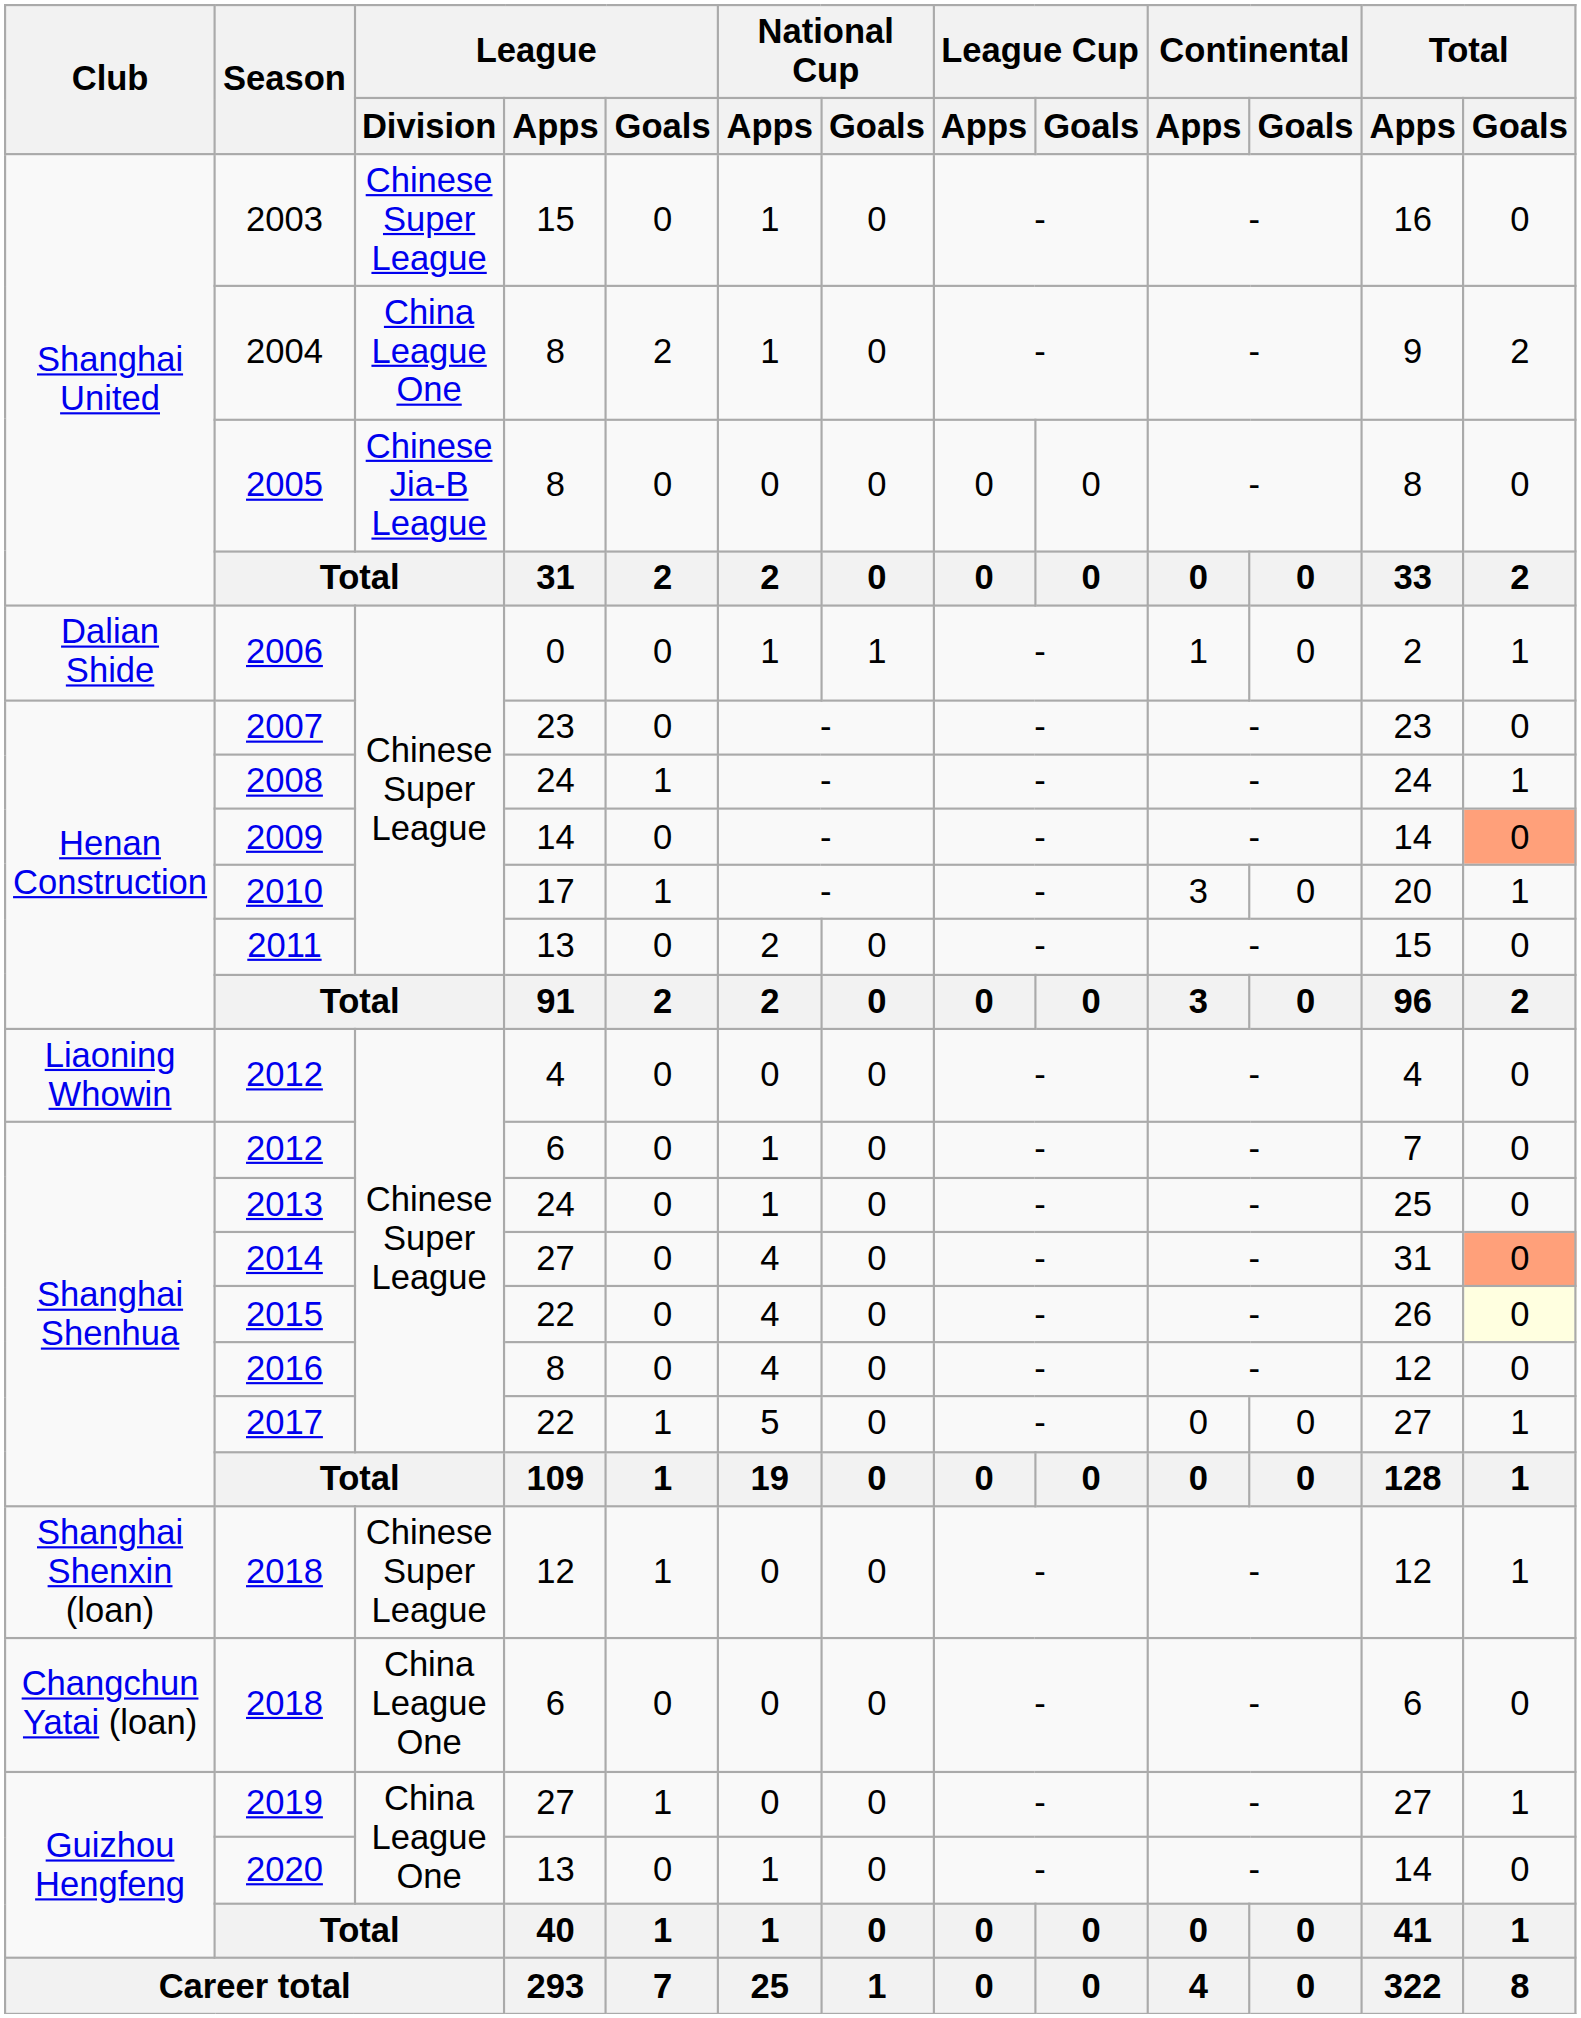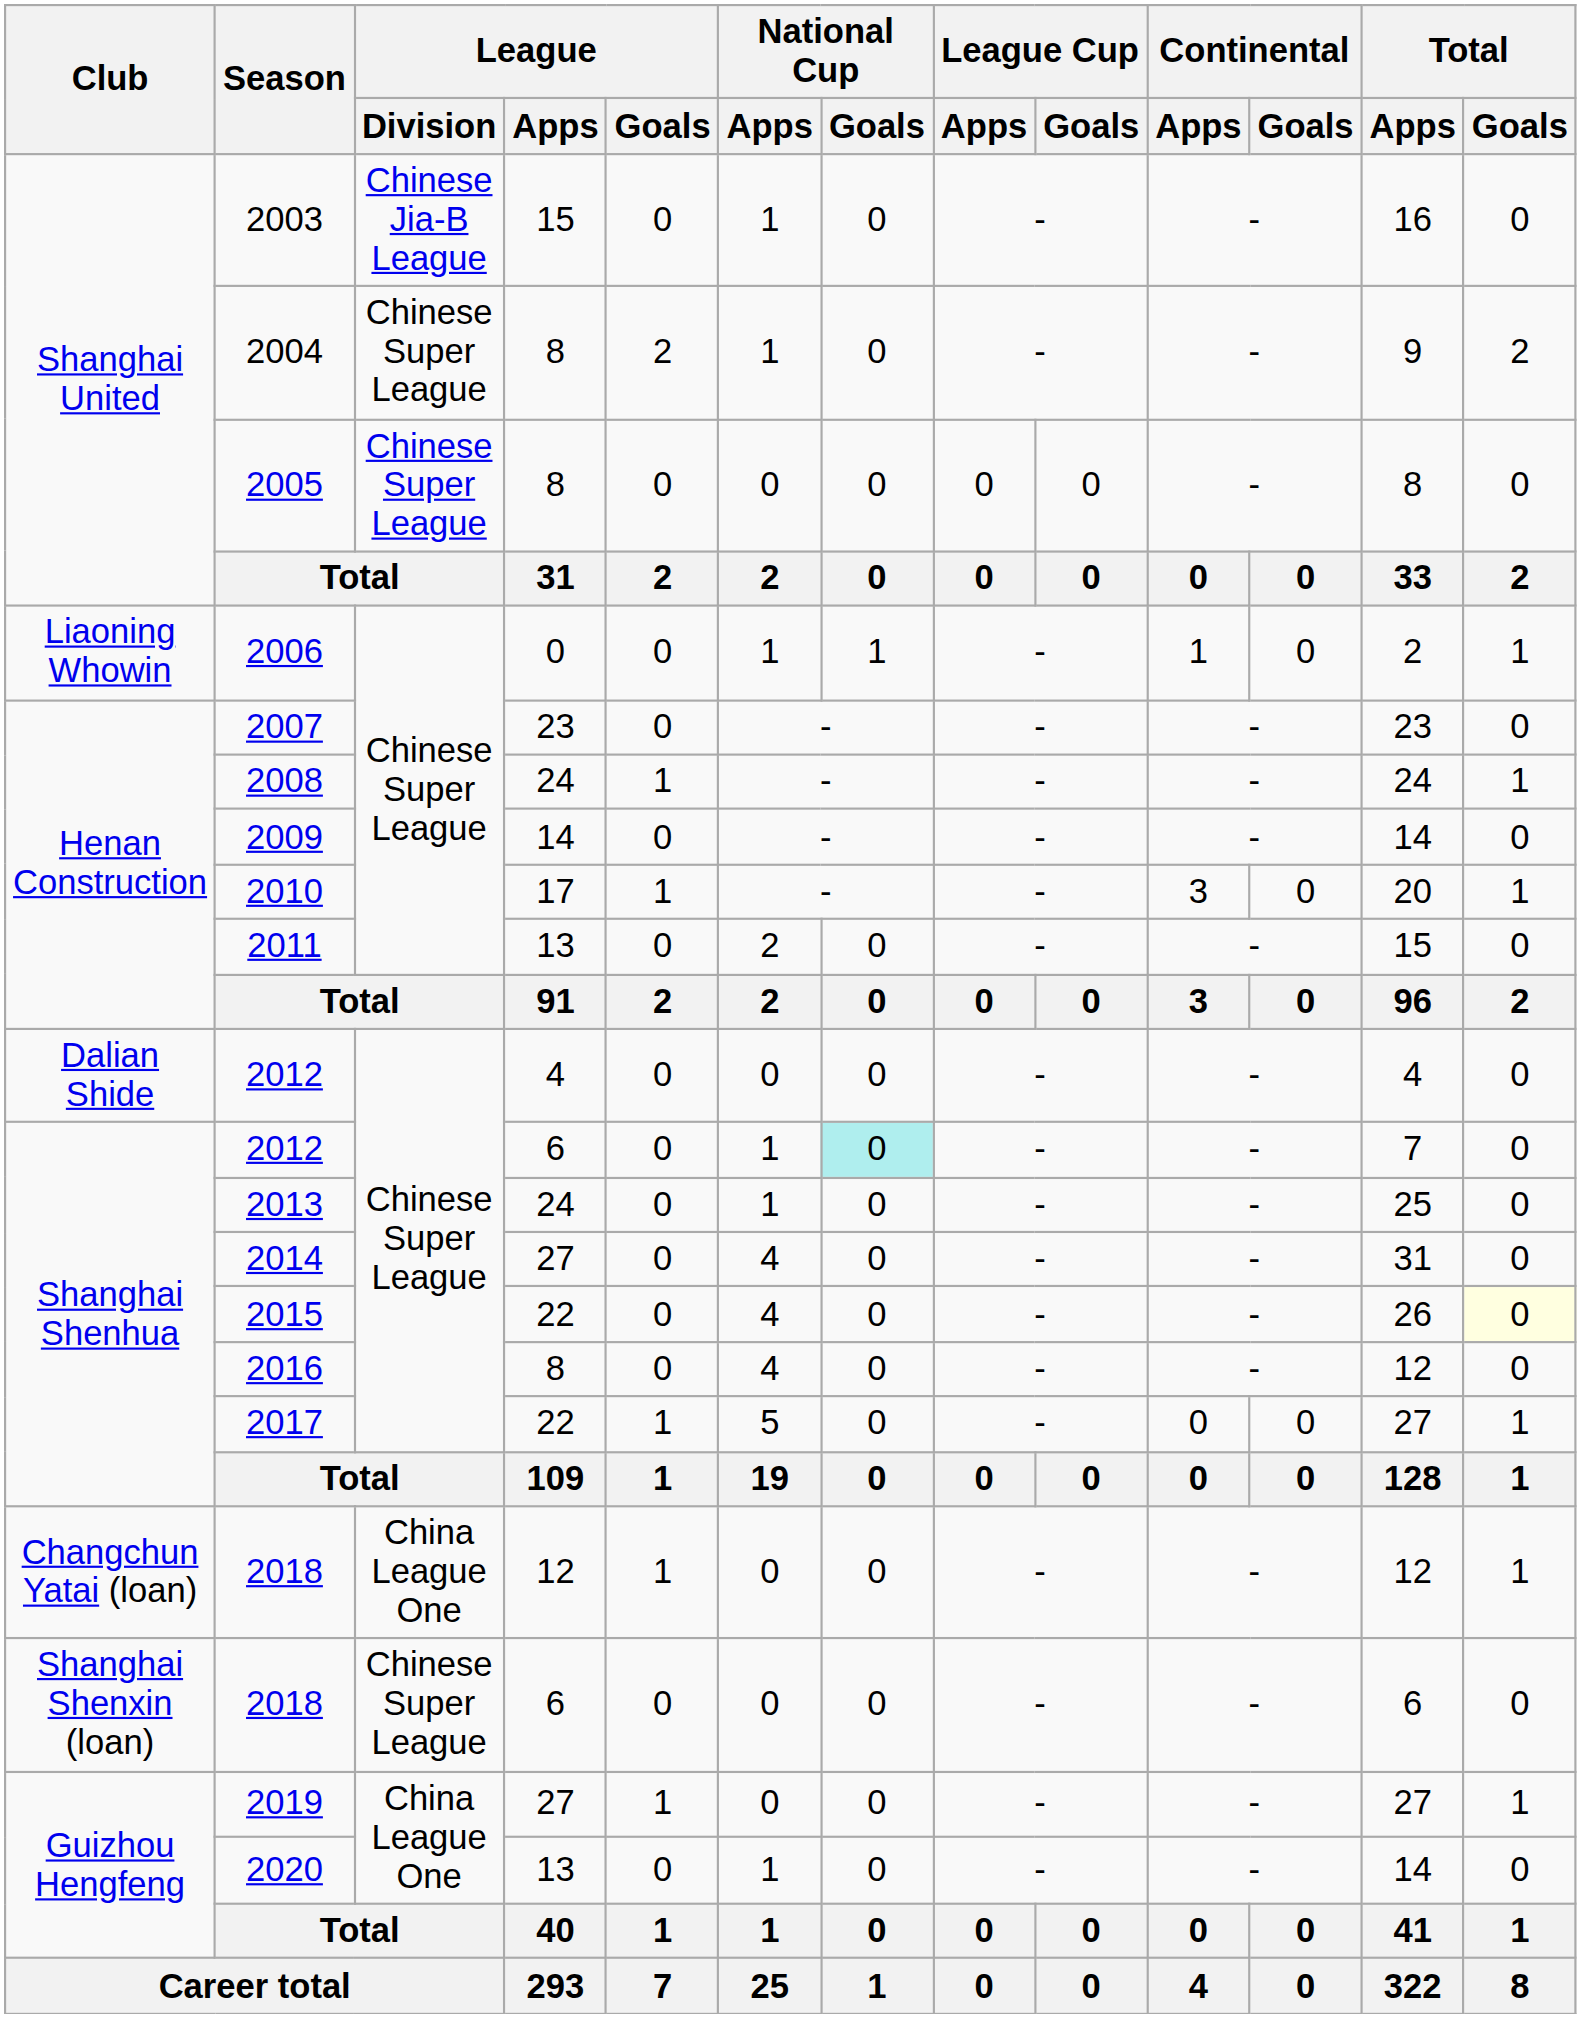(429, 219) Chinese Super League -> (429, 219) Chinese Jia-B League
(429, 351) China League One -> (429, 351) Chinese Super League
(429, 484) Chinese Jia-B League -> (429, 484) Chinese Super League
(110, 652) Dalian Shide -> (110, 652) Liaoning Whowin
(1520, 836) lightsalmon background -> (1520, 836) no background
(110, 1074) Liaoning Whowin -> (110, 1074) Dalian Shide
(877, 1149) no background -> (877, 1149) paleturquoise background
(1520, 1258) lightsalmon background -> (1520, 1258) no background
(110, 1571) Shanghai Shenxin (loan) -> (110, 1571) Changchun Yatai (loan)
(429, 1571) Chinese Super League -> (429, 1571) China League One
(110, 1704) Changchun Yatai (loan) -> (110, 1704) Shanghai Shenxin (loan)
(429, 1704) China League One -> (429, 1704) Chinese Super League
